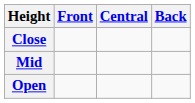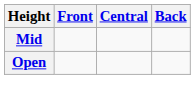- row: (29, 39)
